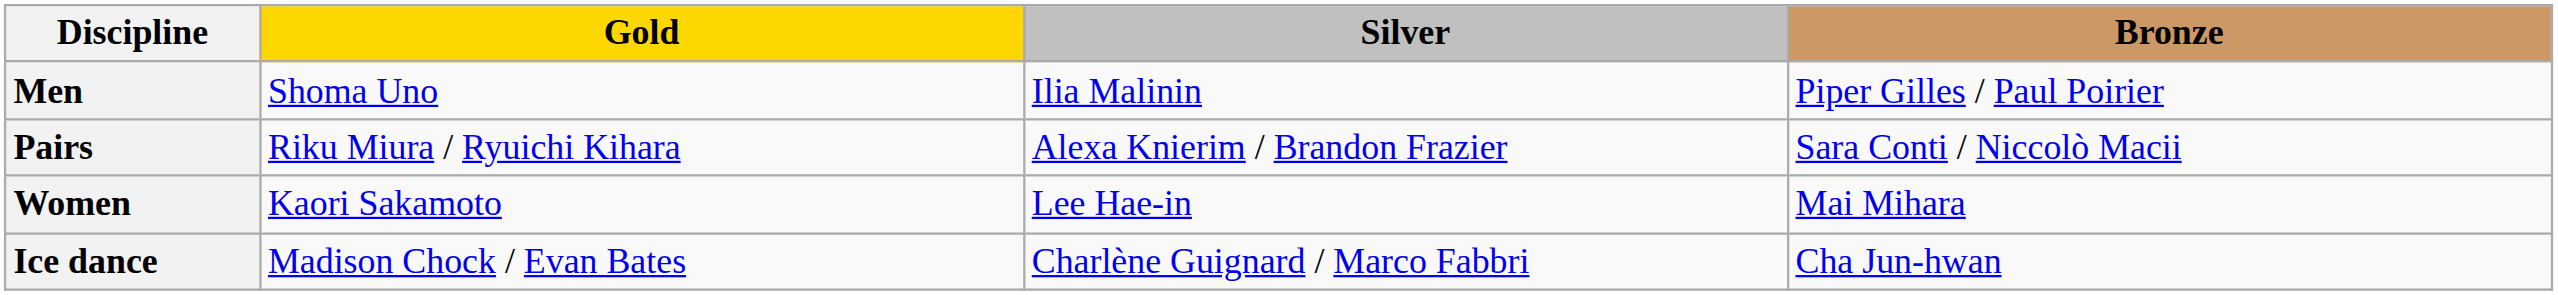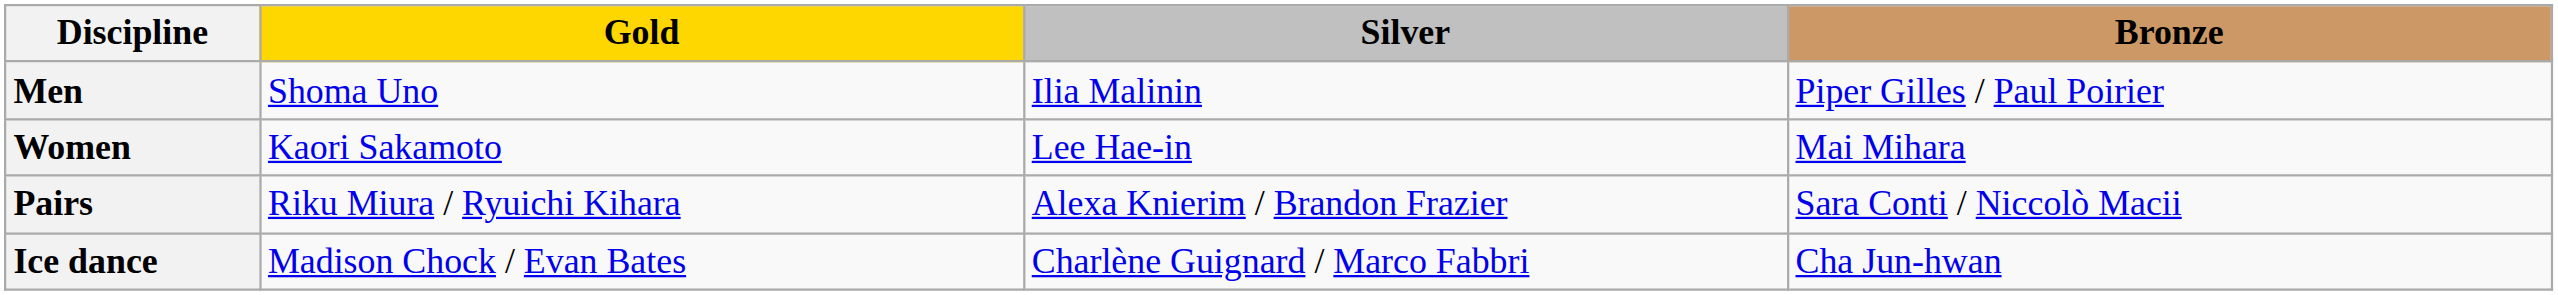rows swapped: (72, 203) <-> (53, 146)
